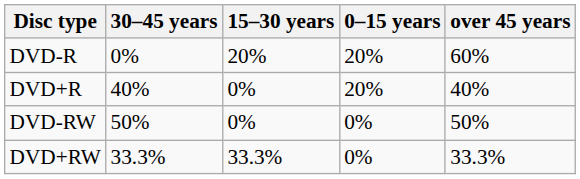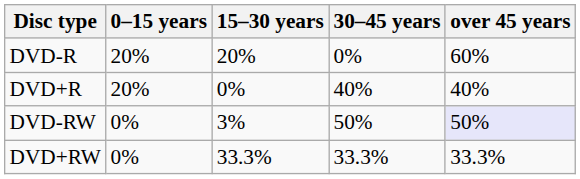columns swapped: (392, 21) <-> (164, 21)
(242, 122) 0% -> (231, 122) 3%
(470, 122) no background -> (470, 122) lavender background
